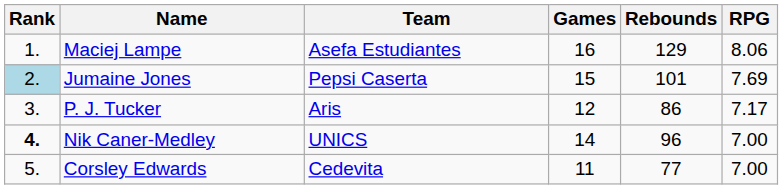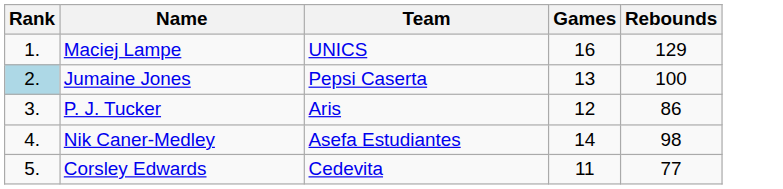- column: (749, 19)
(385, 49) Asefa Estudiantes -> (338, 49) UNICS
(585, 79) 15 -> (585, 79) 13
(671, 79) 101 -> (671, 79) 100
(32, 139) bold -> (32, 139) normal
(338, 139) UNICS -> (385, 139) Asefa Estudiantes
(671, 139) 96 -> (671, 139) 98
